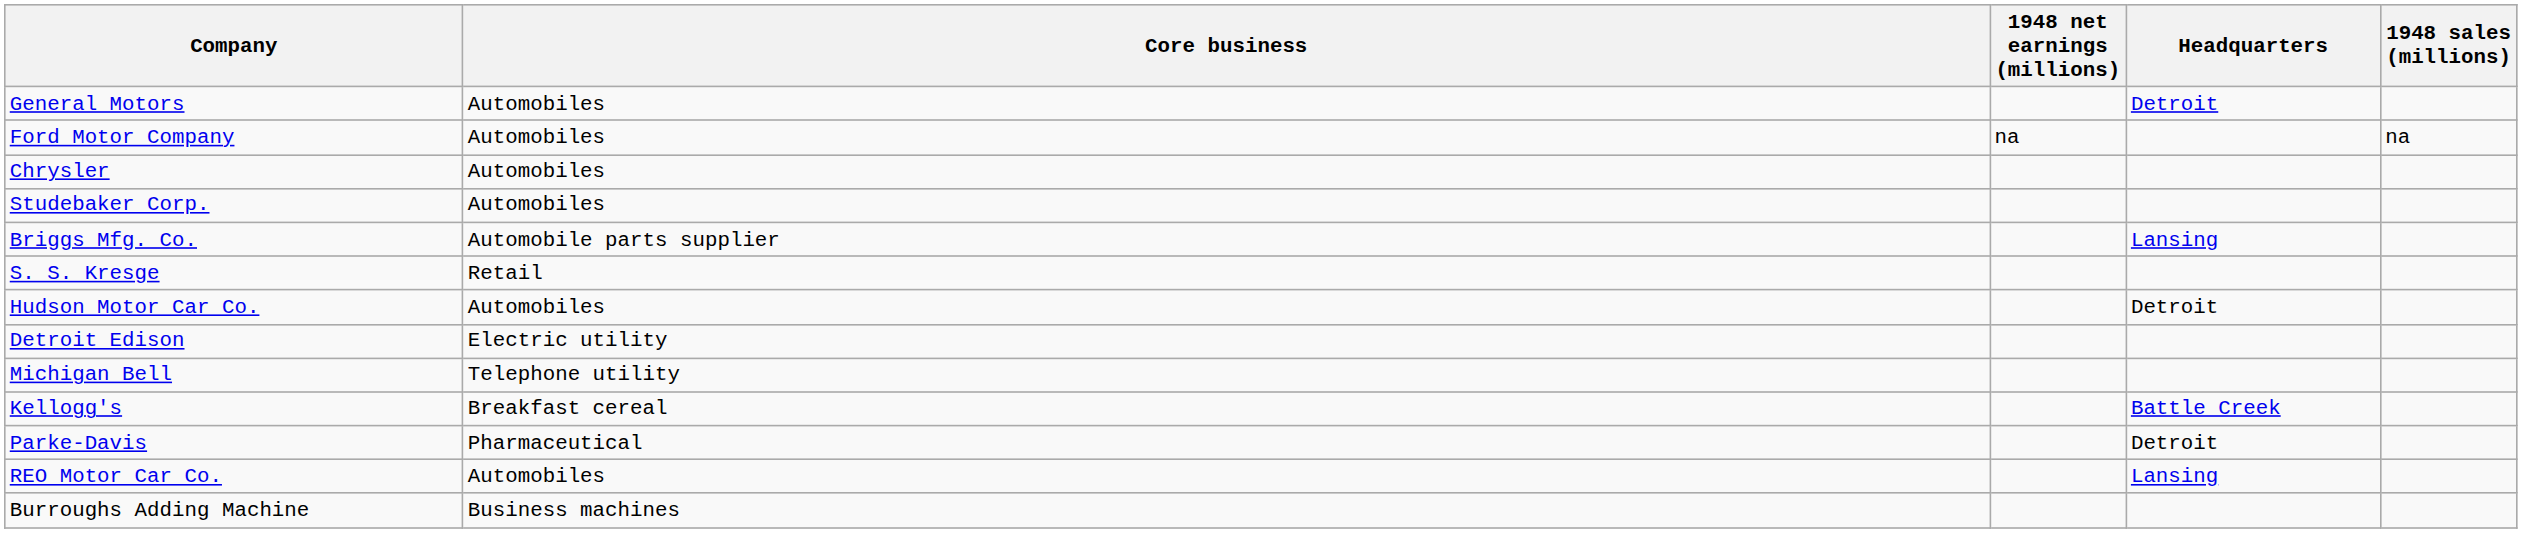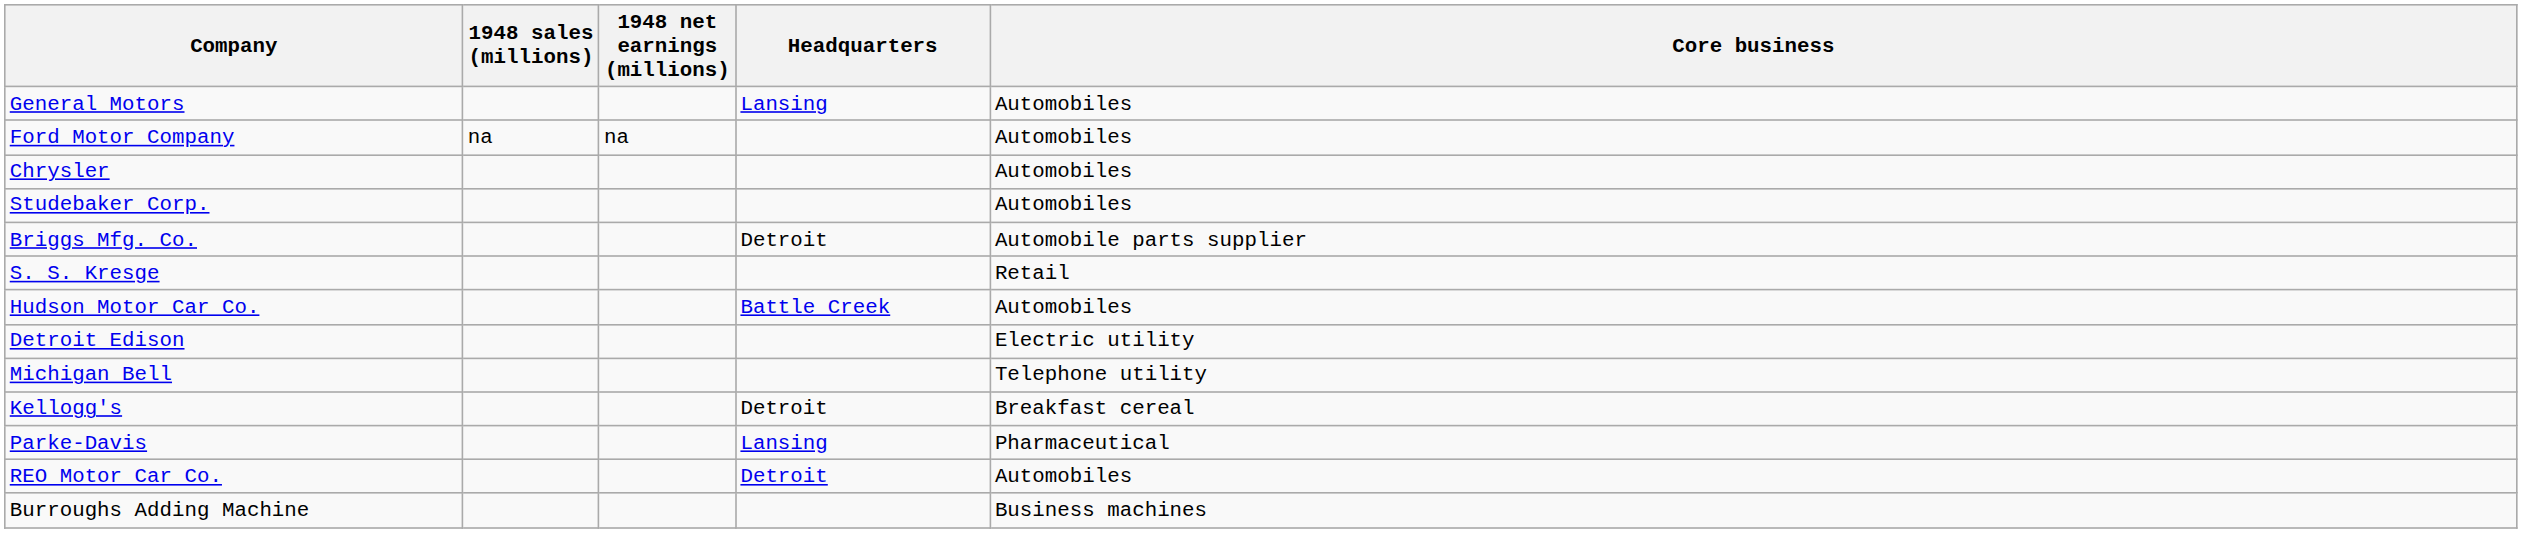columns swapped: (2449, 46) <-> (1226, 46)
(2175, 104) Detroit -> (784, 104) Lansing
(2175, 239) Lansing -> (784, 239) Detroit
(2175, 307) Detroit -> (815, 307) Battle Creek
(2206, 409) Battle Creek -> (784, 409) Detroit
(2175, 443) Detroit -> (784, 443) Lansing
(2175, 477) Lansing -> (784, 477) Detroit
